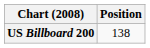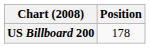(121, 33) 138 -> (121, 33) 178
